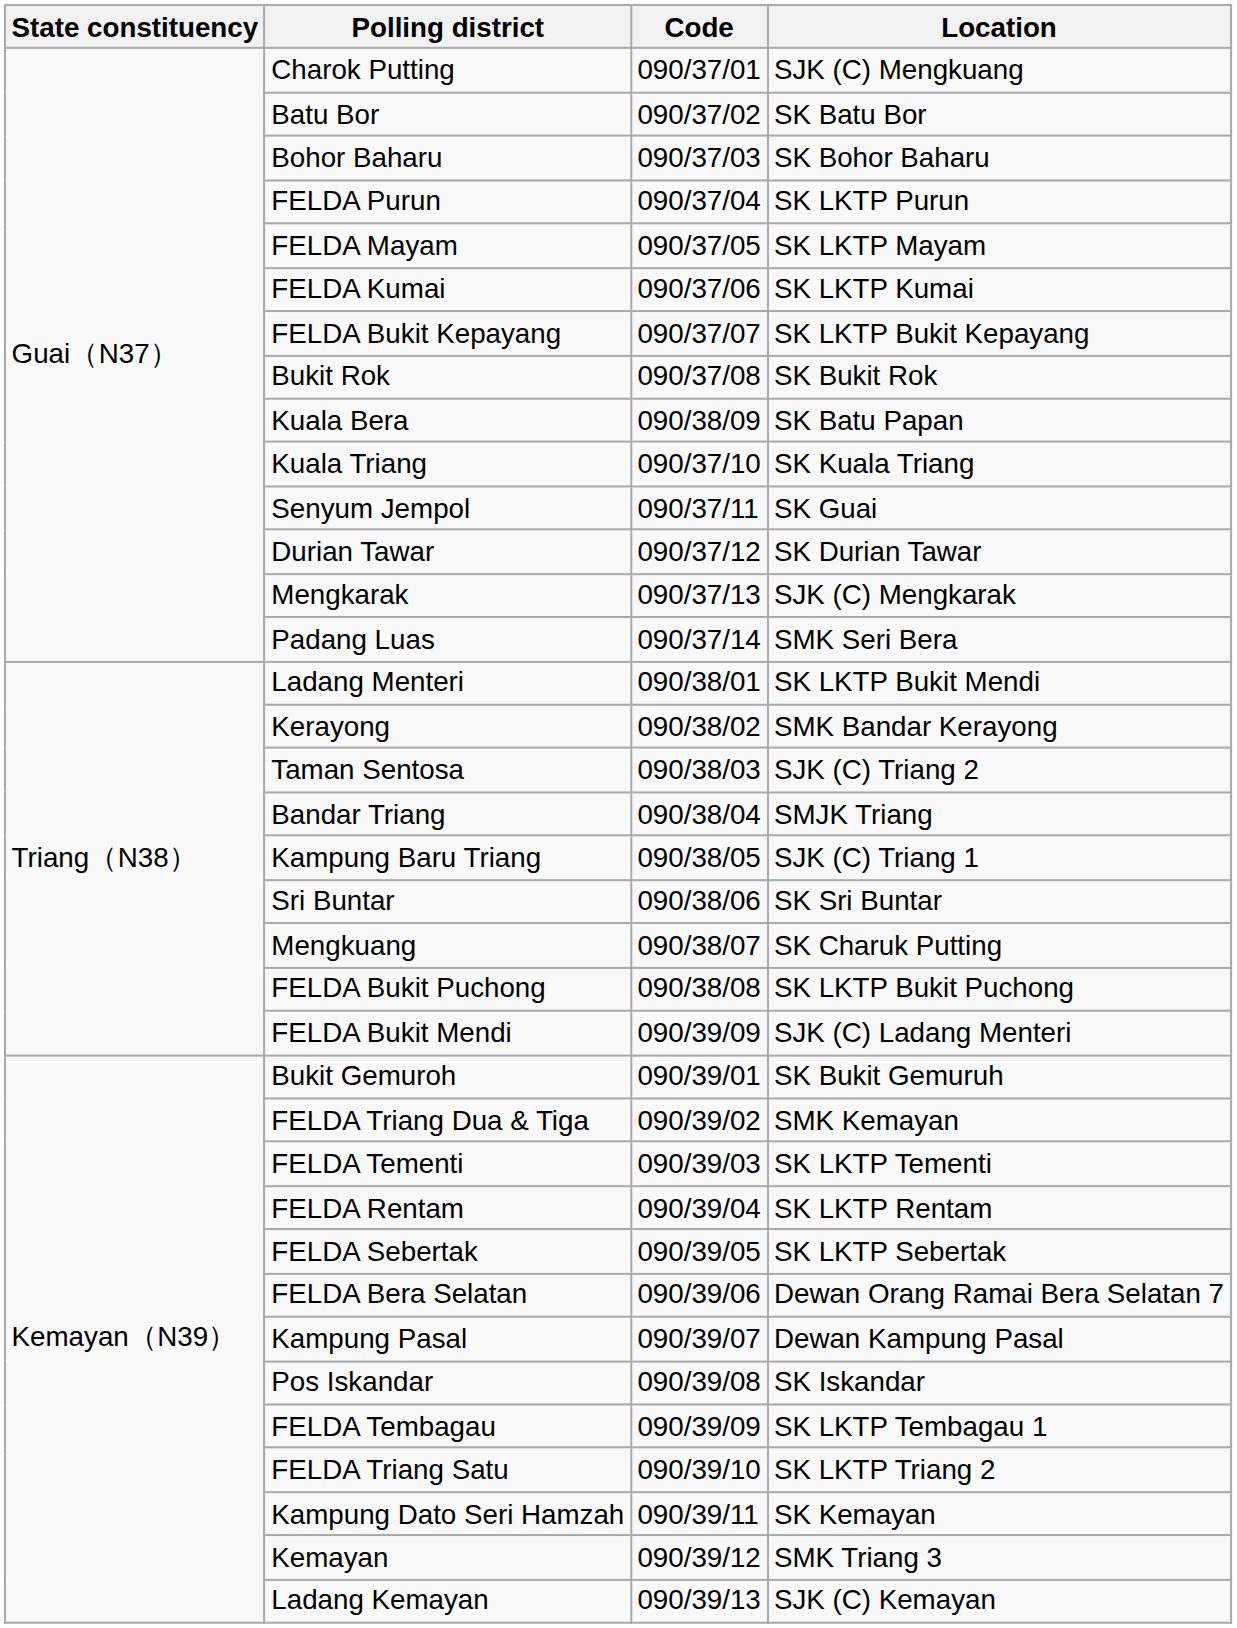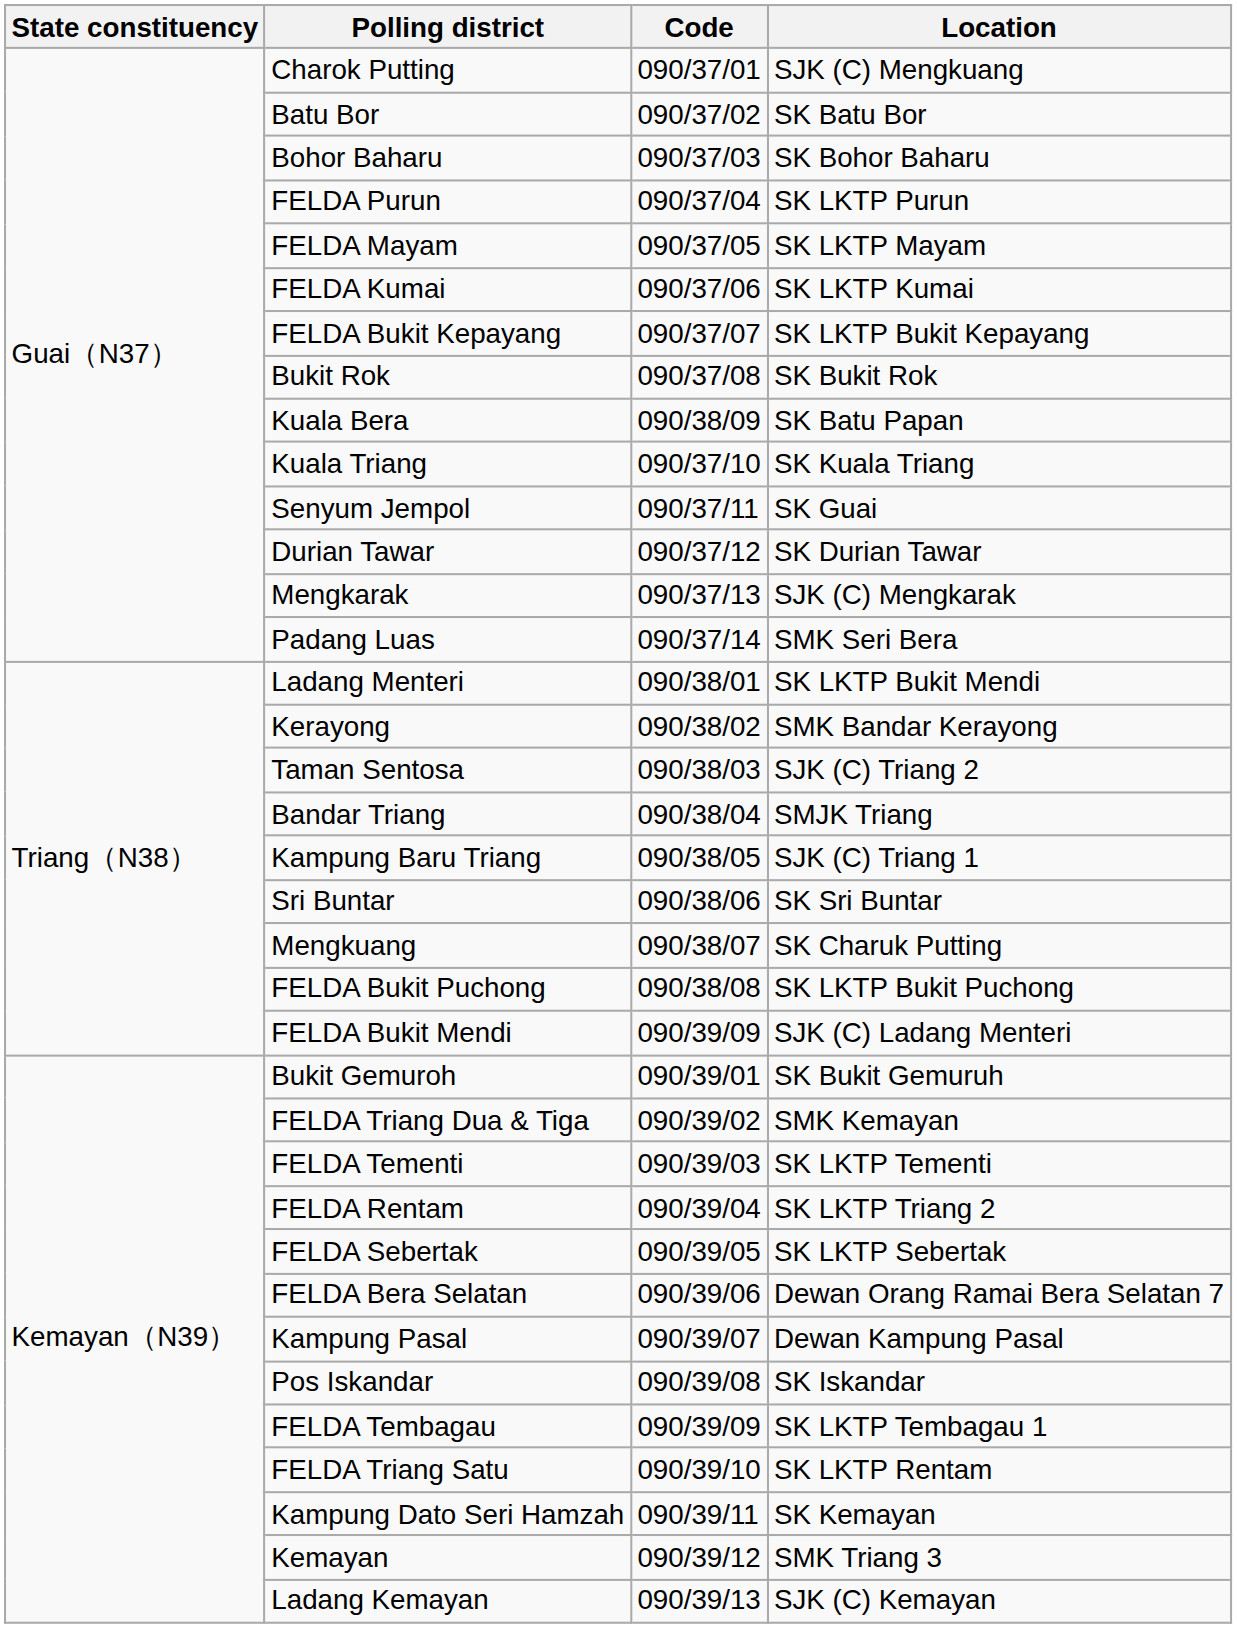(883, 1207) SK LKTP Rentam -> (885, 1207) SK LKTP Triang 2
(885, 1470) SK LKTP Triang 2 -> (883, 1470) SK LKTP Rentam
